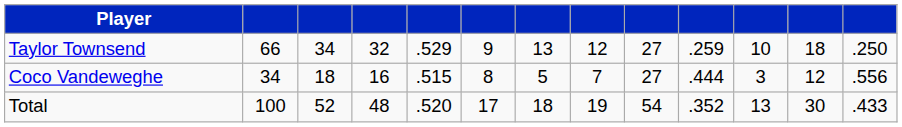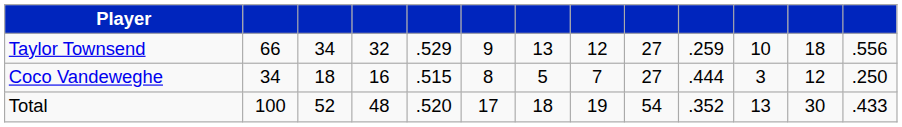(870, 48) .250 -> (870, 48) .556
(870, 77) .556 -> (870, 77) .250
